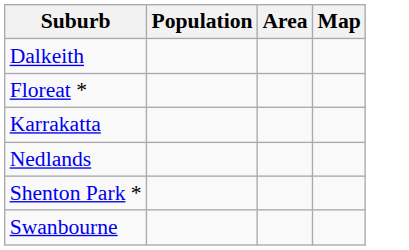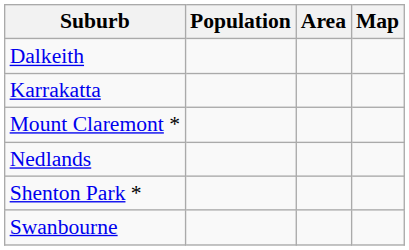- row: (48, 90)
+ row: (95, 124)
